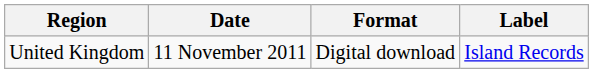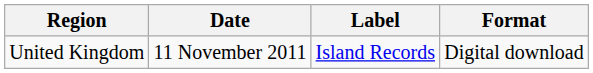columns swapped: (385, 20) <-> (524, 20)
